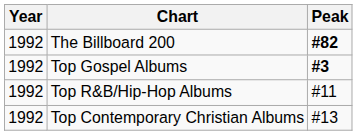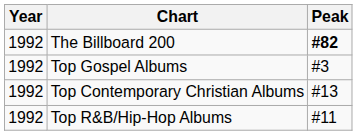(320, 67) bold -> (320, 67) normal
rows swapped: (141, 92) <-> (177, 117)
